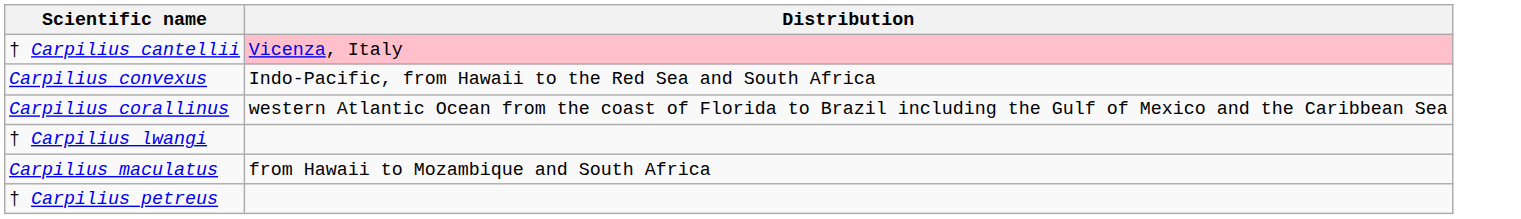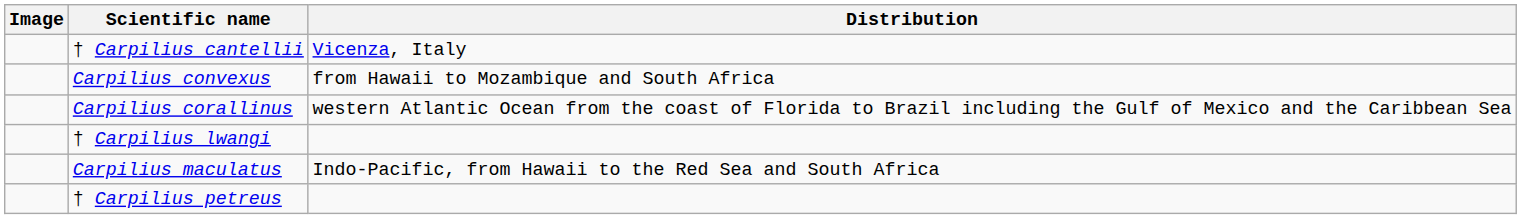+ column: (37, 20)
(326, 50) pink background -> (390, 50) no background
(562, 79) Indo-Pacific, from Hawaii to the Red Sea and South Africa -> (544, 79) from Hawaii to Mozambique and South Africa
(480, 169) from Hawaii to Mozambique and South Africa -> (626, 169) Indo-Pacific, from Hawaii to the Red Sea and South Africa
